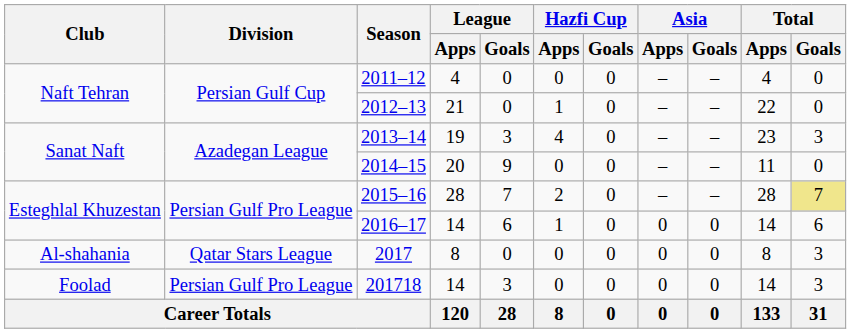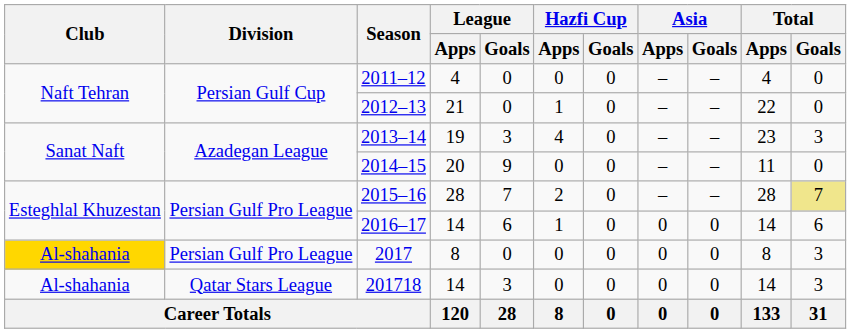(85, 254) no background -> (85, 254) gold background
(261, 254) Qatar Stars League -> (261, 254) Persian Gulf Pro League
(85, 284) Foolad -> (85, 284) Al-shahania
(261, 284) Persian Gulf Pro League -> (261, 284) Qatar Stars League
